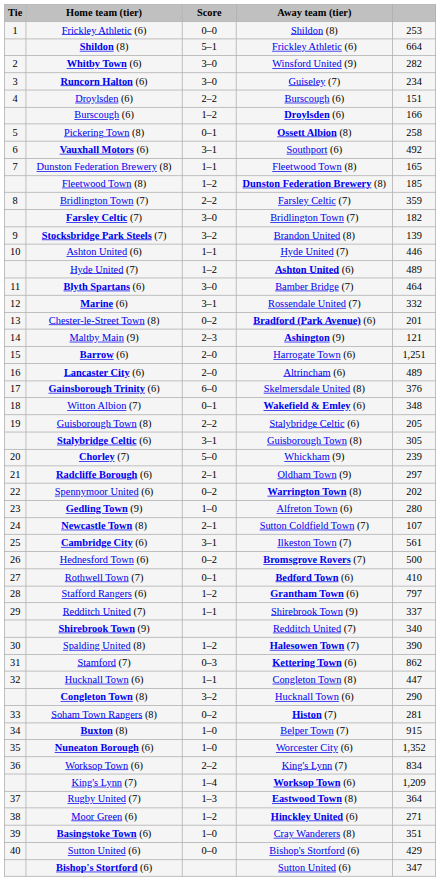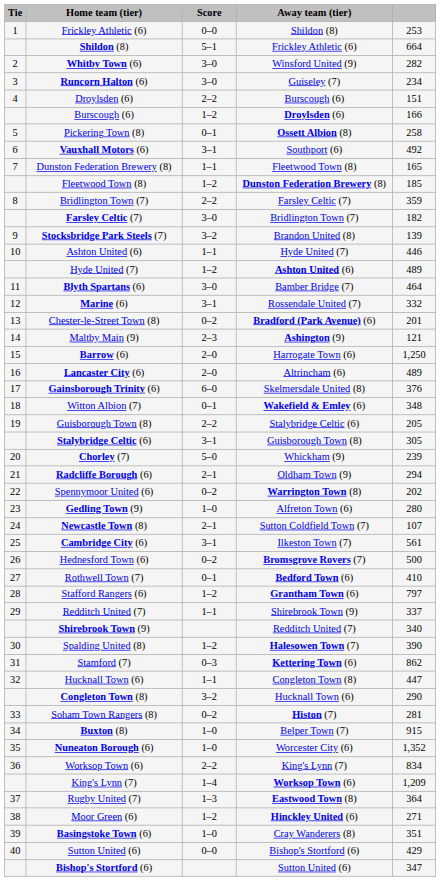(414, 355) 1,251 -> (414, 355) 1,250
(414, 475) 297 -> (414, 475) 294
